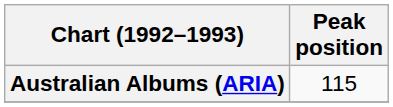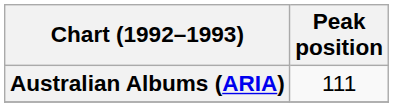(339, 83) 115 -> (339, 83) 111
